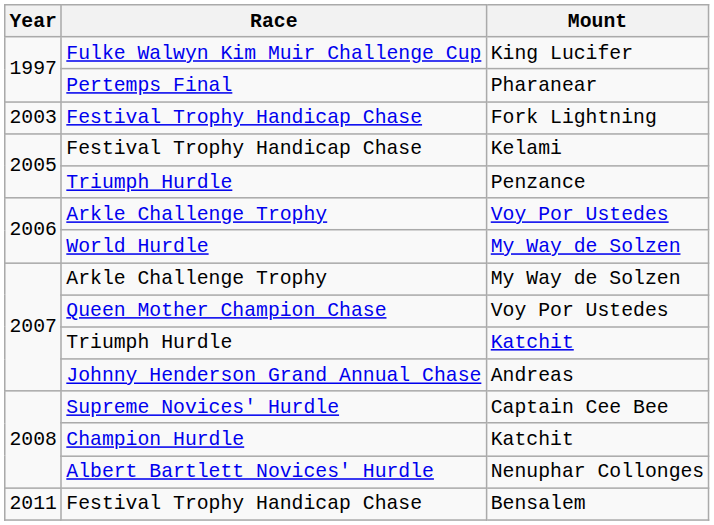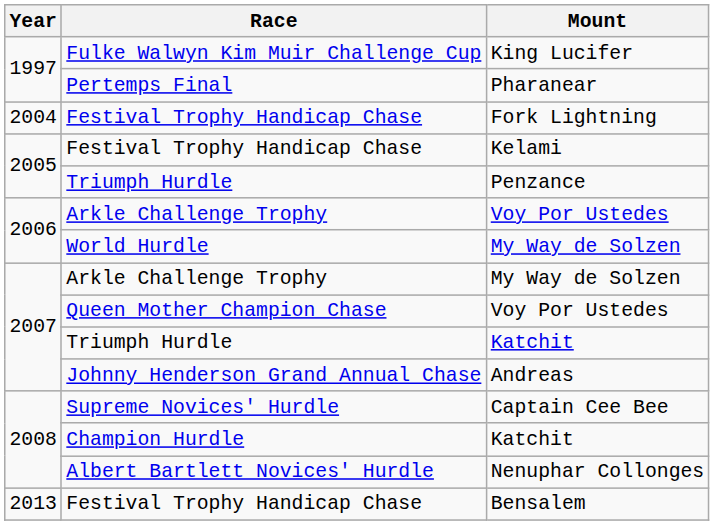(33, 117) 2003 -> (33, 117) 2004
(33, 504) 2011 -> (33, 504) 2013
